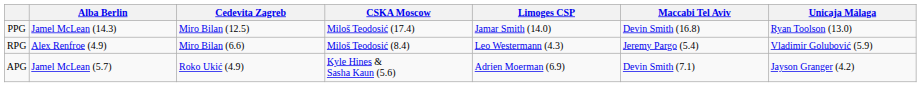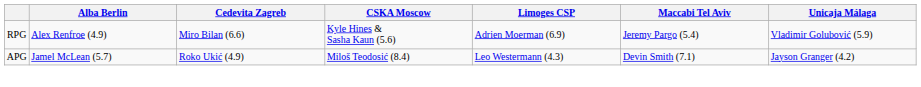- row: (17, 28)
(368, 45) Miloš Teodosić (8.4) -> (361, 34) Kyle Hines & Sasha Kaun (5.6)
(519, 45) Leo Westermann (4.3) -> (520, 34) Adrien Moerman (6.9)
(361, 67) Kyle Hines & Sasha Kaun (5.6) -> (368, 56) Miloš Teodosić (8.4)
(520, 67) Adrien Moerman (6.9) -> (519, 56) Leo Westermann (4.3)
